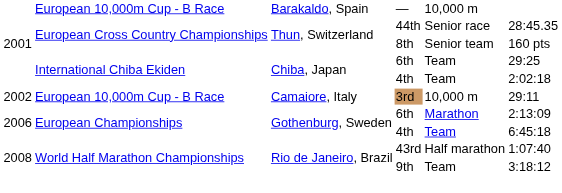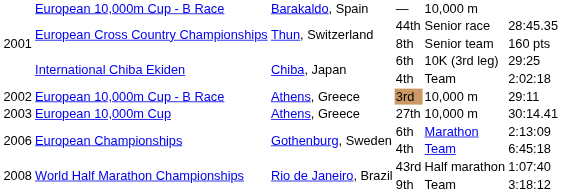(440, 61) Team -> (462, 61) 10K (3rd leg)
(314, 96) Camaiore, Italy -> (315, 96) Athens, Greece
+ row: (103, 114)
